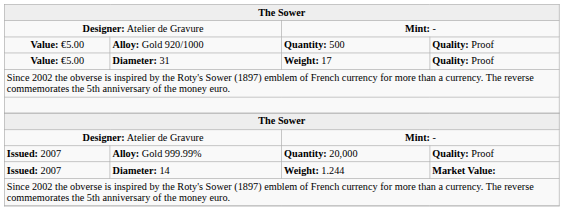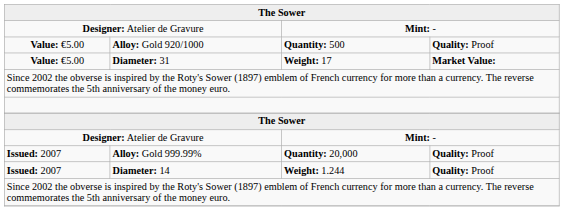(463, 61) Quality: Proof -> (464, 61) Market Value:
(464, 170) Market Value: -> (463, 170) Quality: Proof
